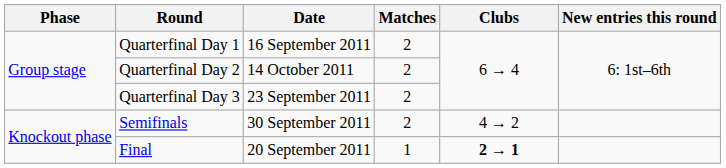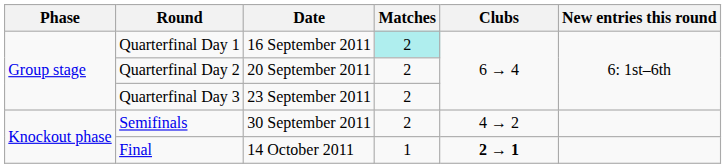(407, 44) no background -> (407, 44) paleturquoise background
(301, 70) 14 October 2011 -> (309, 70) 20 September 2011
(309, 149) 20 September 2011 -> (301, 149) 14 October 2011
